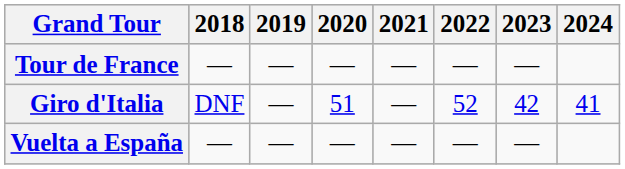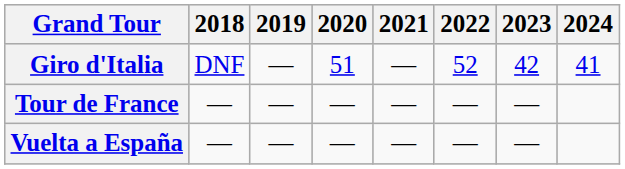rows swapped: (97, 103) <-> (97, 63)
